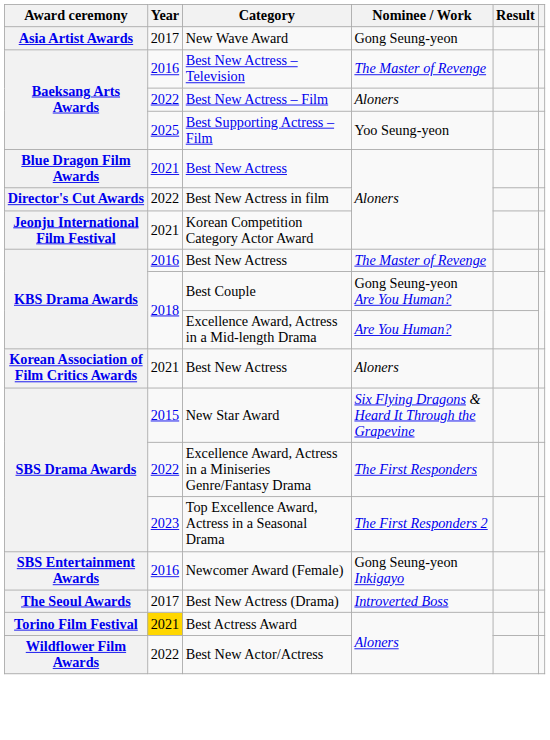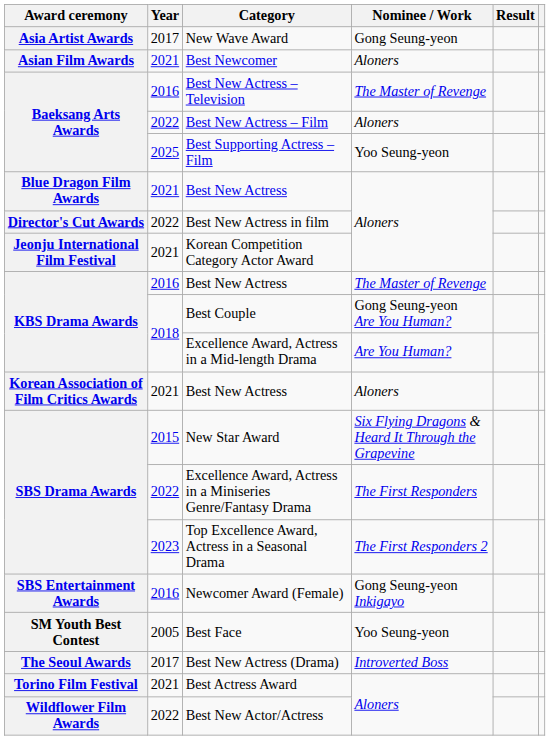+ row: (76, 60)
+ row: (76, 632)
(165, 623) gold background -> (165, 685) no background
